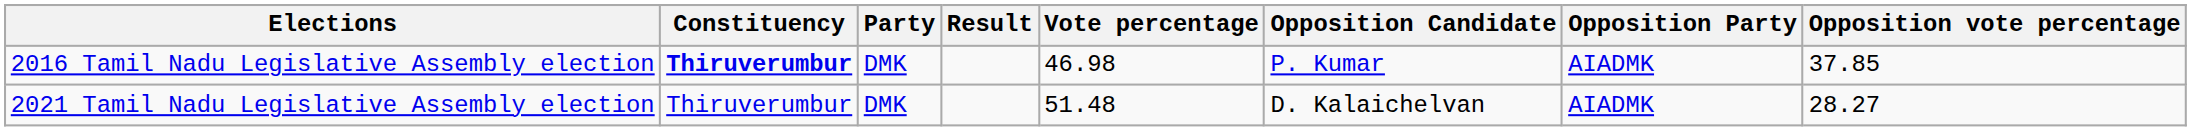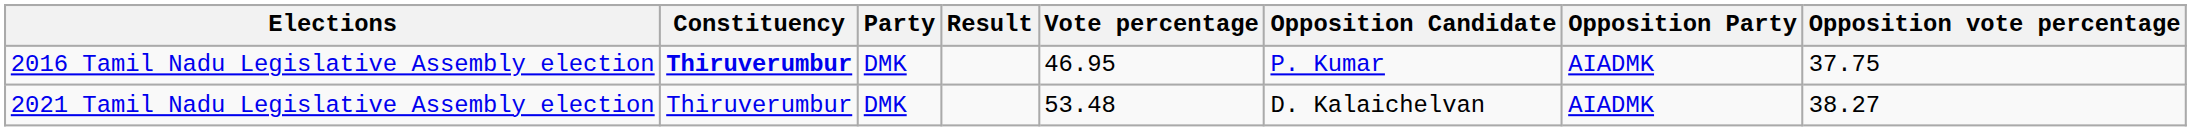(1080, 65) 46.98 -> (1080, 65) 46.95
(1844, 65) 37.85 -> (1844, 65) 37.75
(1080, 105) 51.48 -> (1080, 105) 53.48
(1844, 105) 28.27 -> (1844, 105) 38.27
